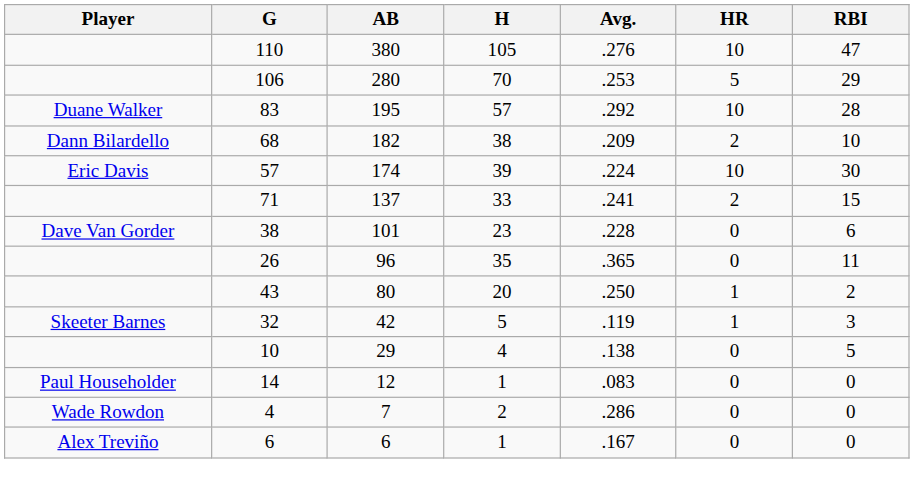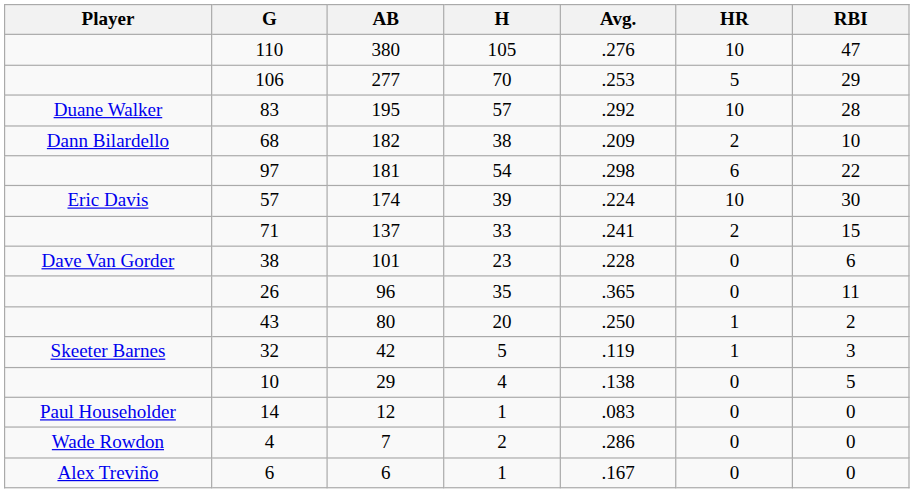(386, 79) 280 -> (386, 79) 277
+ row: (269, 170)
